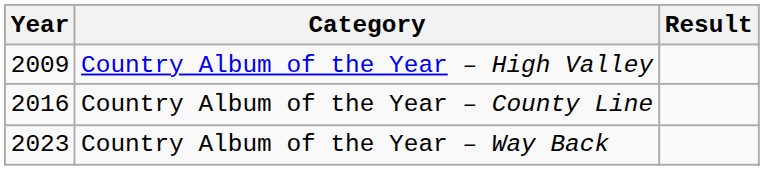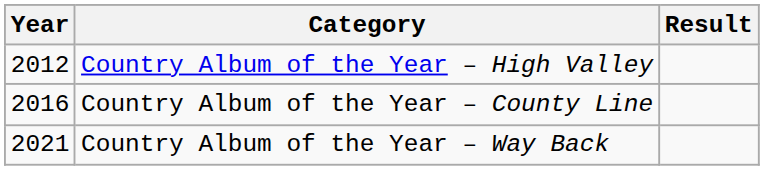(40, 65) 2009 -> (40, 65) 2012
(40, 144) 2023 -> (40, 144) 2021
